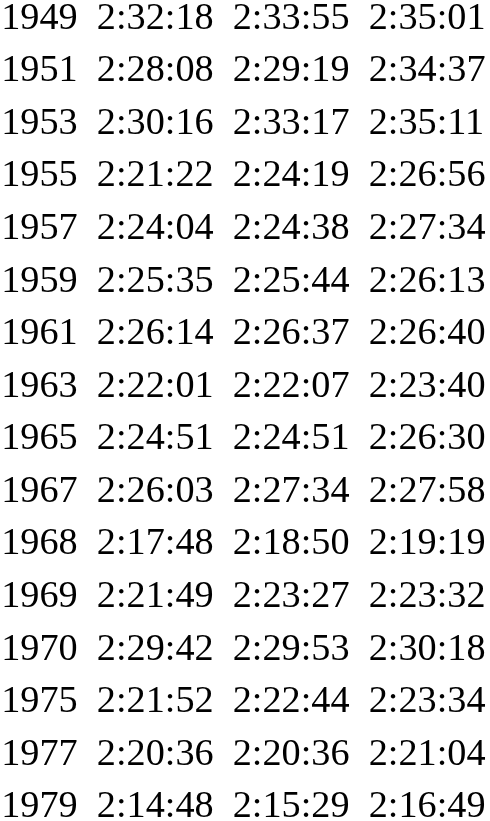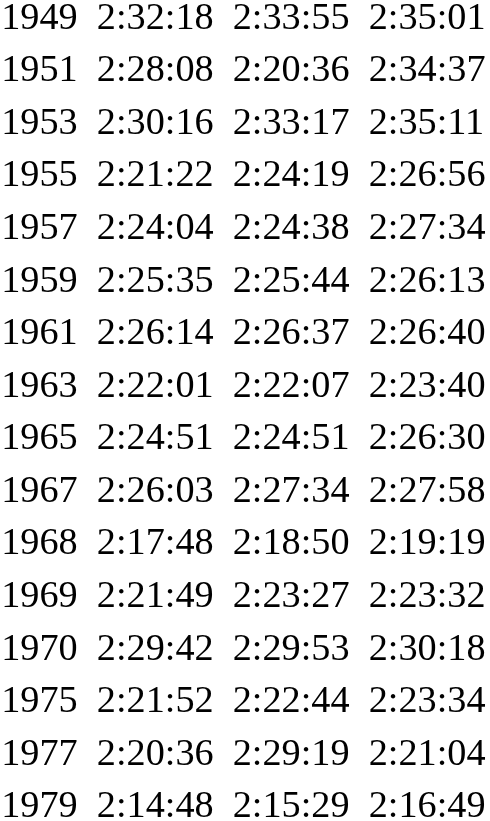(291, 68) 2:29:19 -> (291, 68) 2:20:36
(291, 752) 2:20:36 -> (291, 752) 2:29:19
